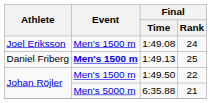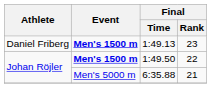- row: (159, 43)
(192, 59) 25 -> (192, 43) 23
(104, 75) normal -> (106, 59) bold
